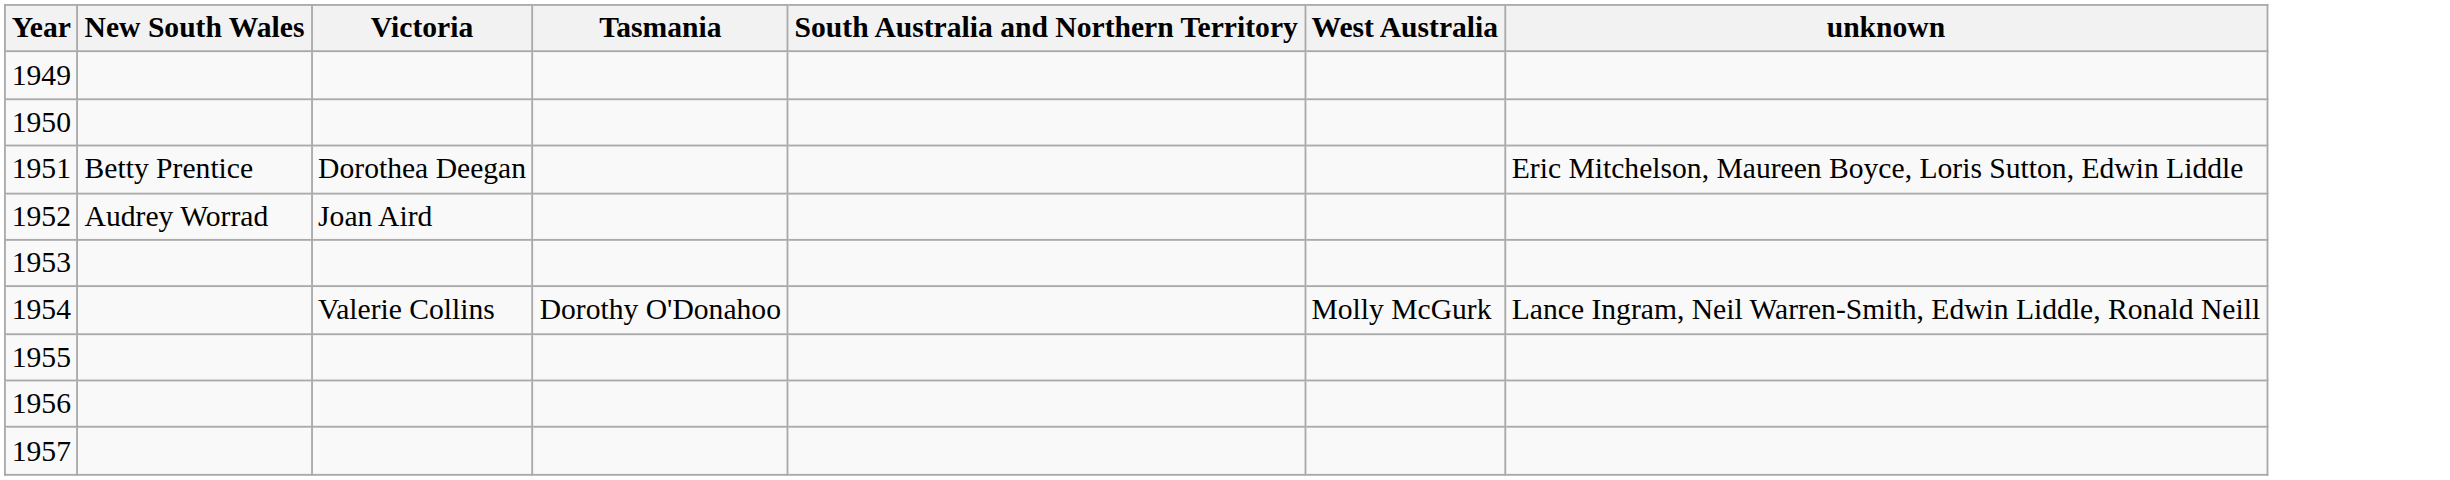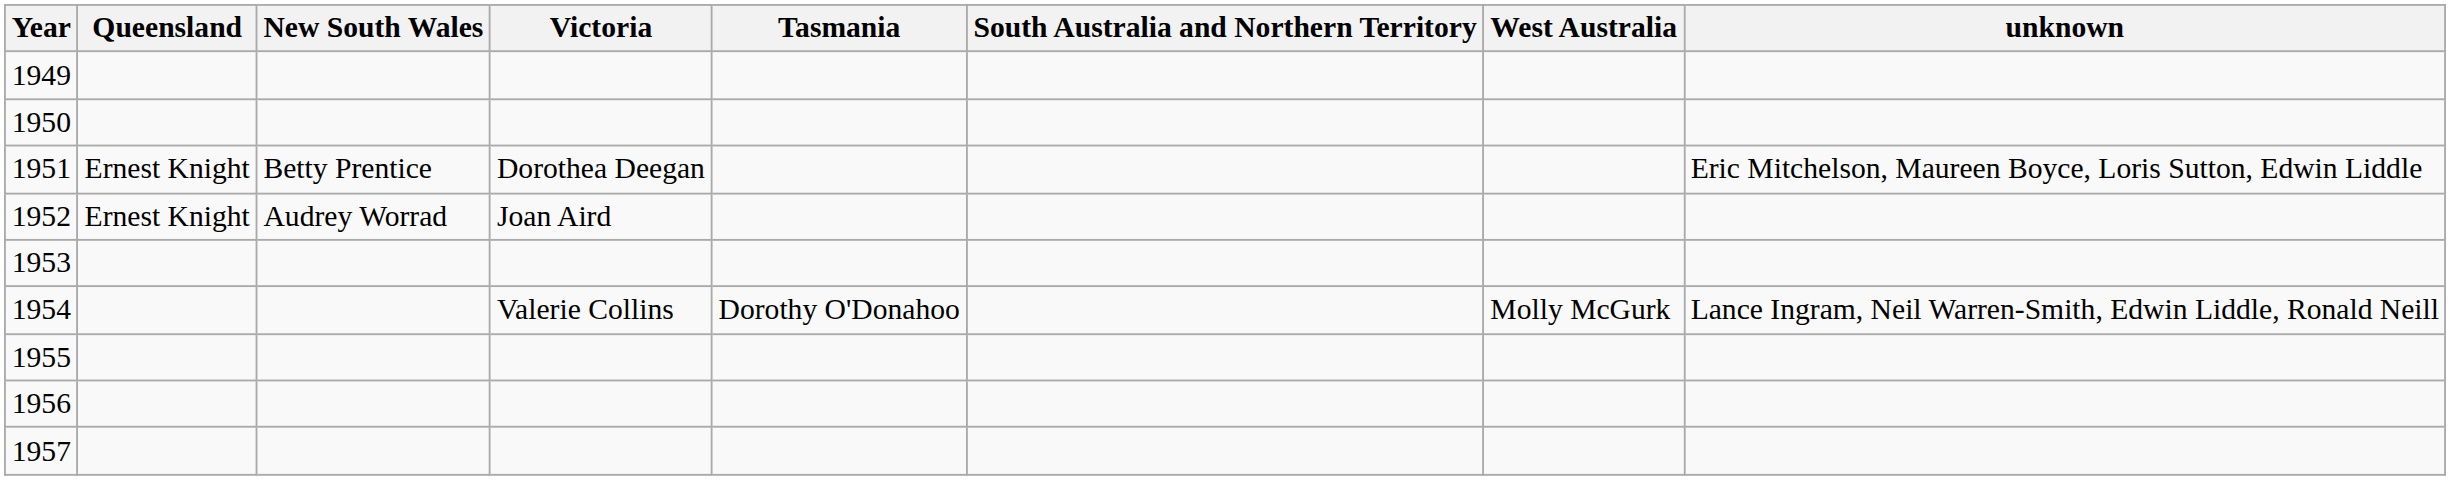+ column: (167, 27)
